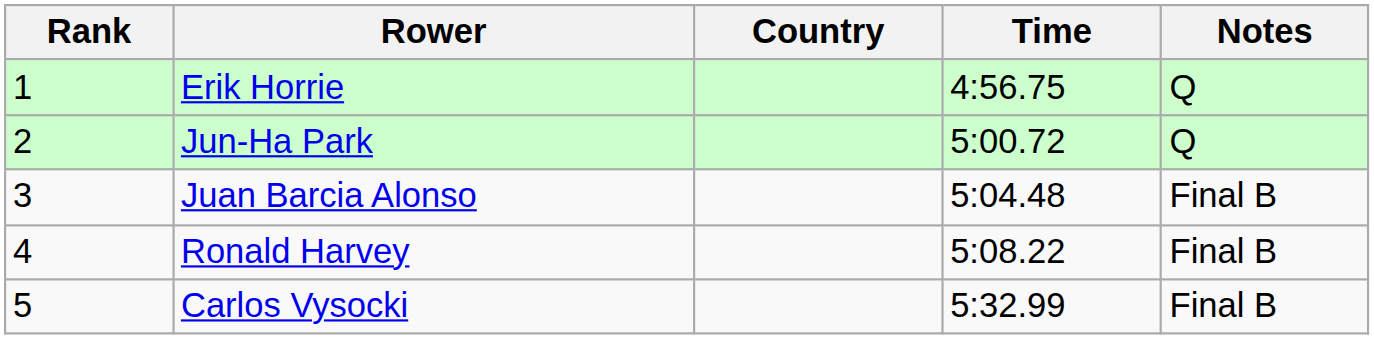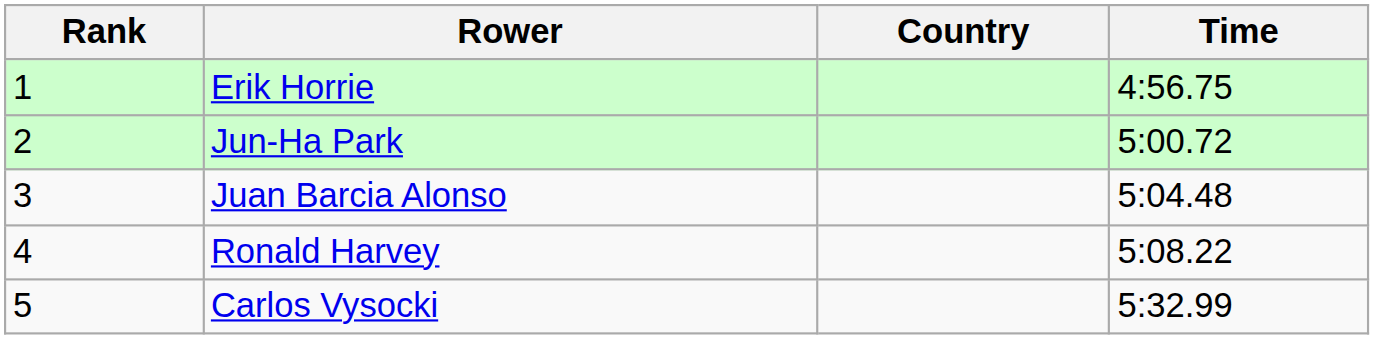- column: (1265, 31)
